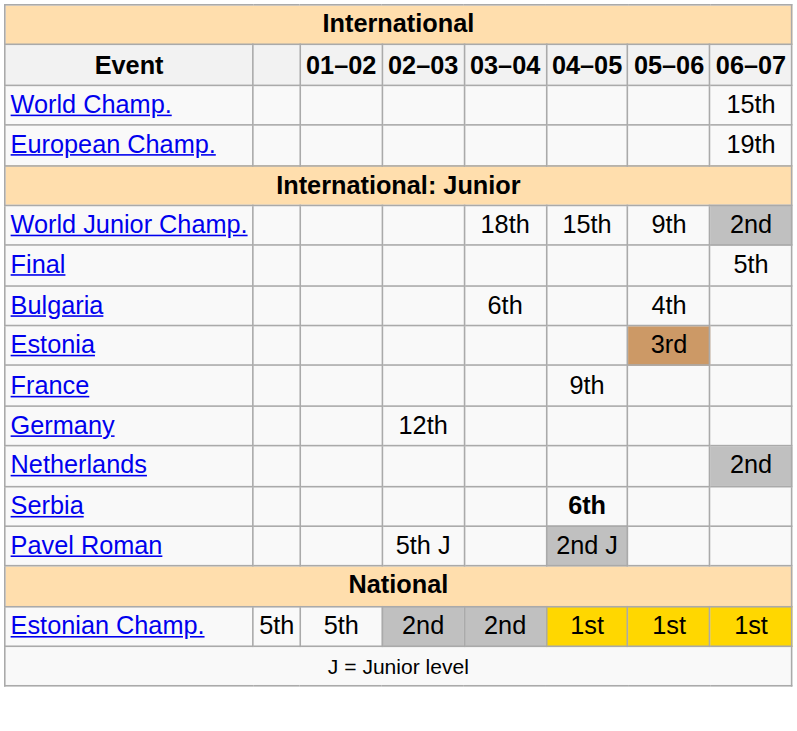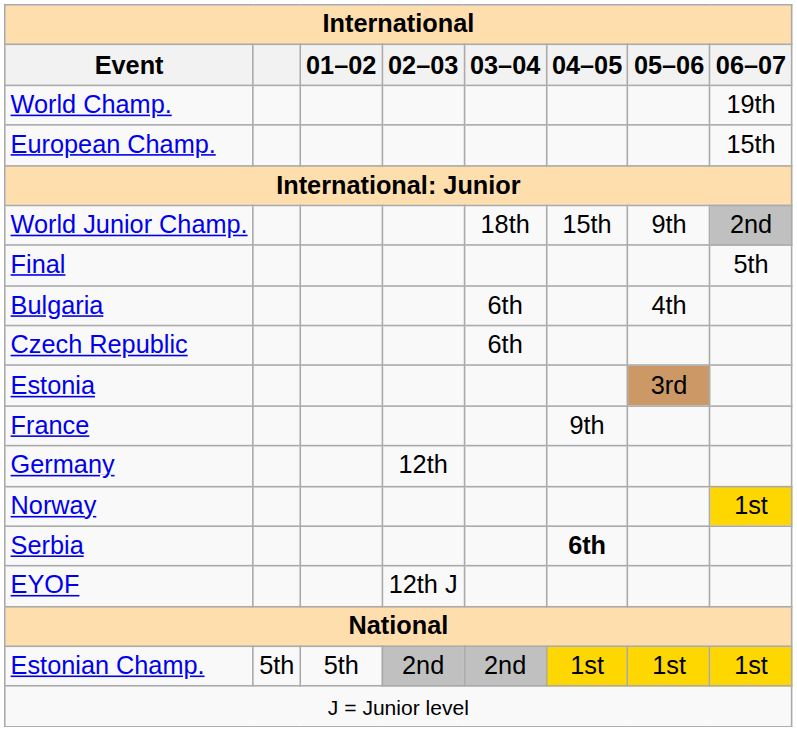(751, 104) 15th -> (751, 104) 19th
(751, 144) 19th -> (751, 144) 15th
+ row: (99, 345)
- row: (79, 465)
+ row: (53, 505)
- row: (86, 545)
+ row: (45, 585)
